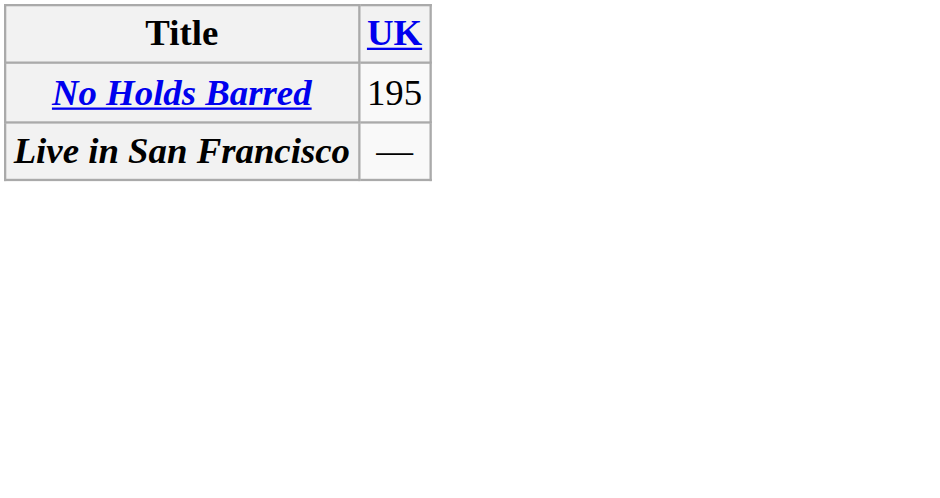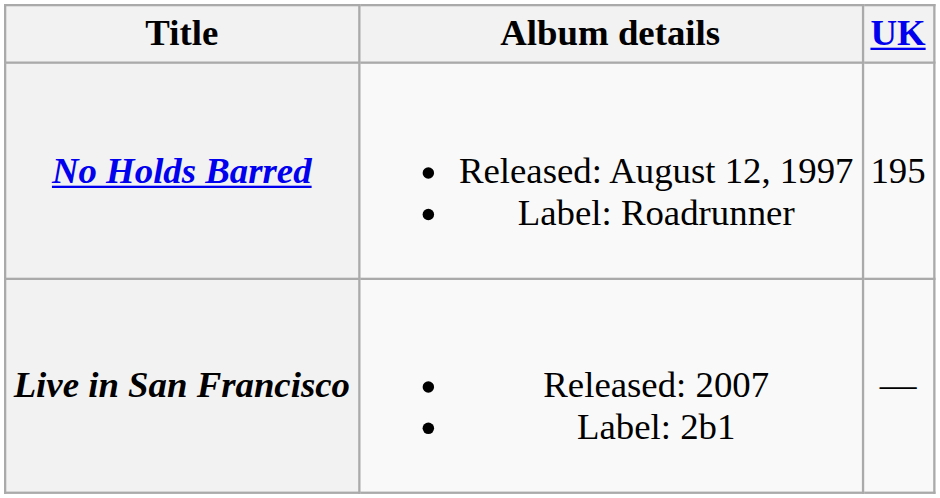+ column: (610, 33)
